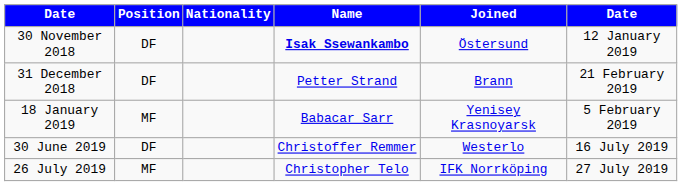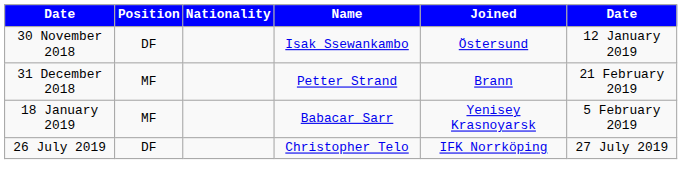(347, 44) bold -> (347, 44) normal
(149, 81) DF -> (149, 81) MF
- row: (60, 148)
(149, 169) MF -> (149, 148) DF
